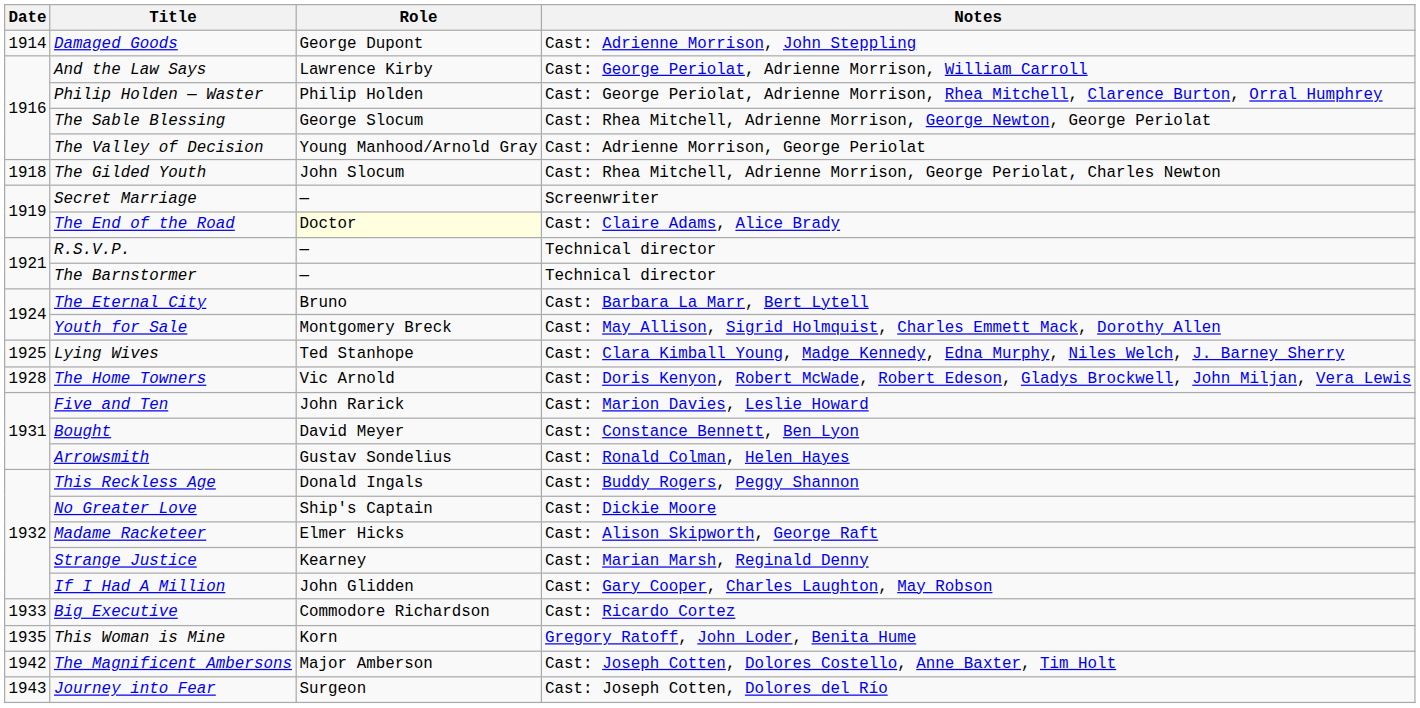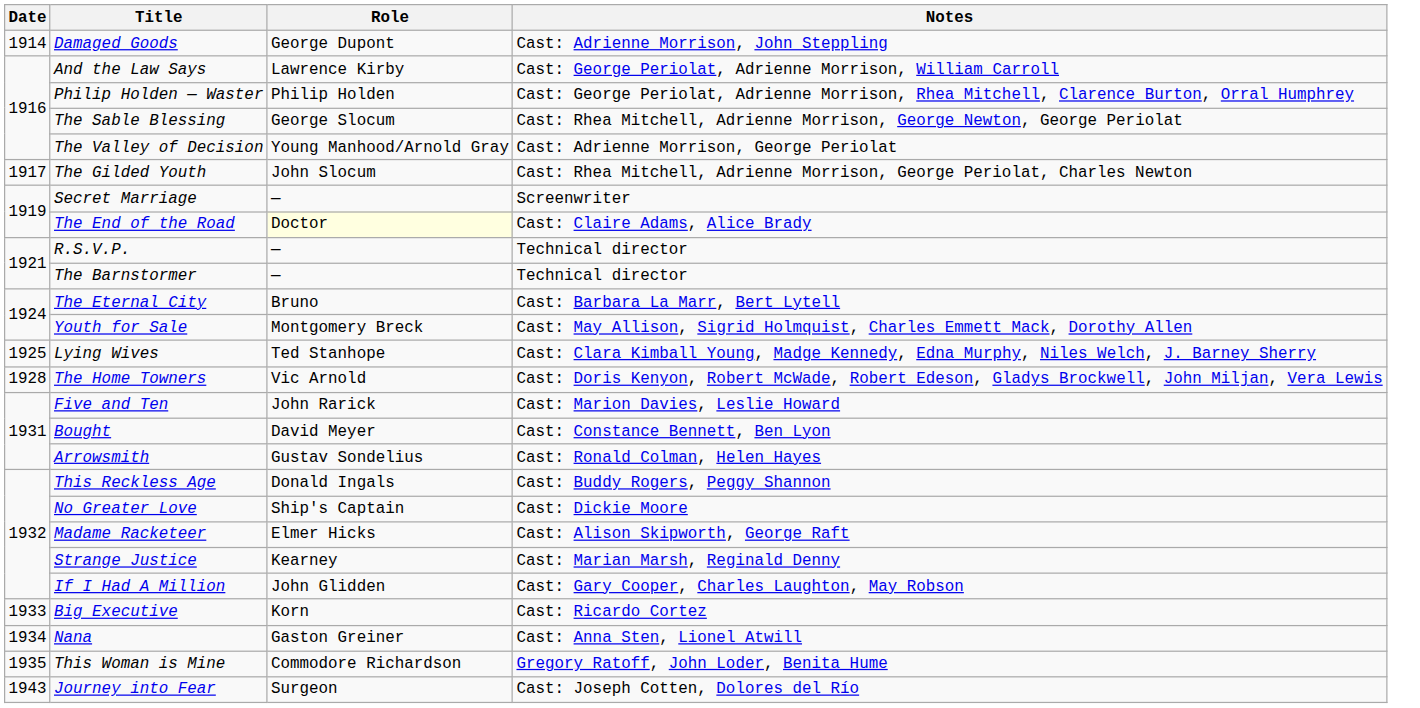(27, 173) 1918 -> (27, 173) 1917
(395, 612) Commodore Richardson -> (290, 612) Korn
+ row: (73, 638)
(319, 638) Korn -> (366, 664) Commodore Richardson
- row: (173, 664)
